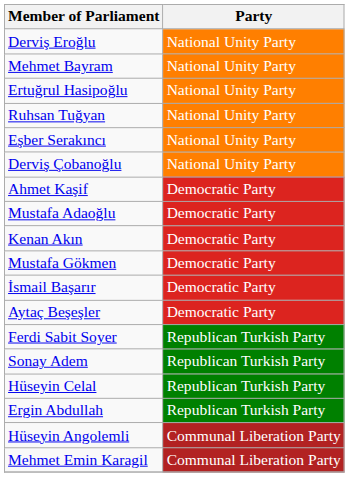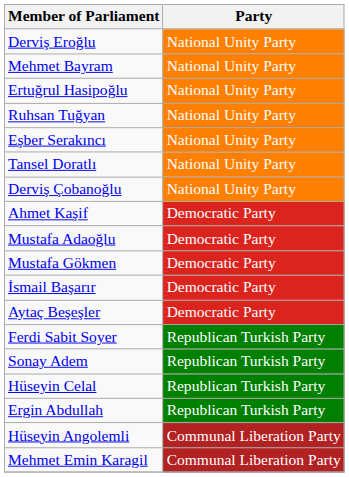+ row: (52, 164)
- row: (45, 238)
